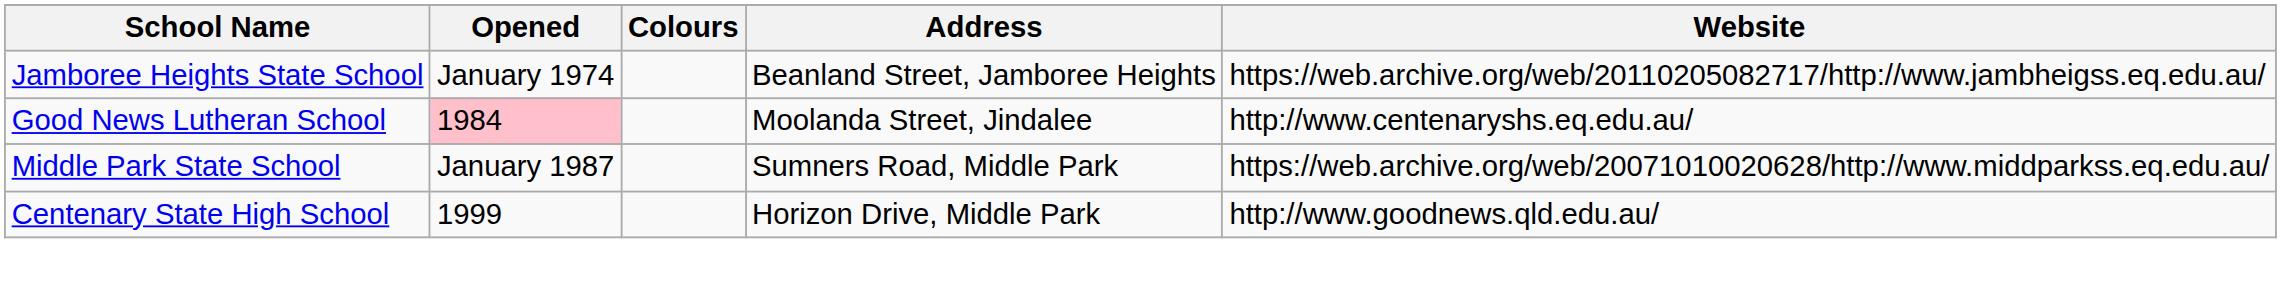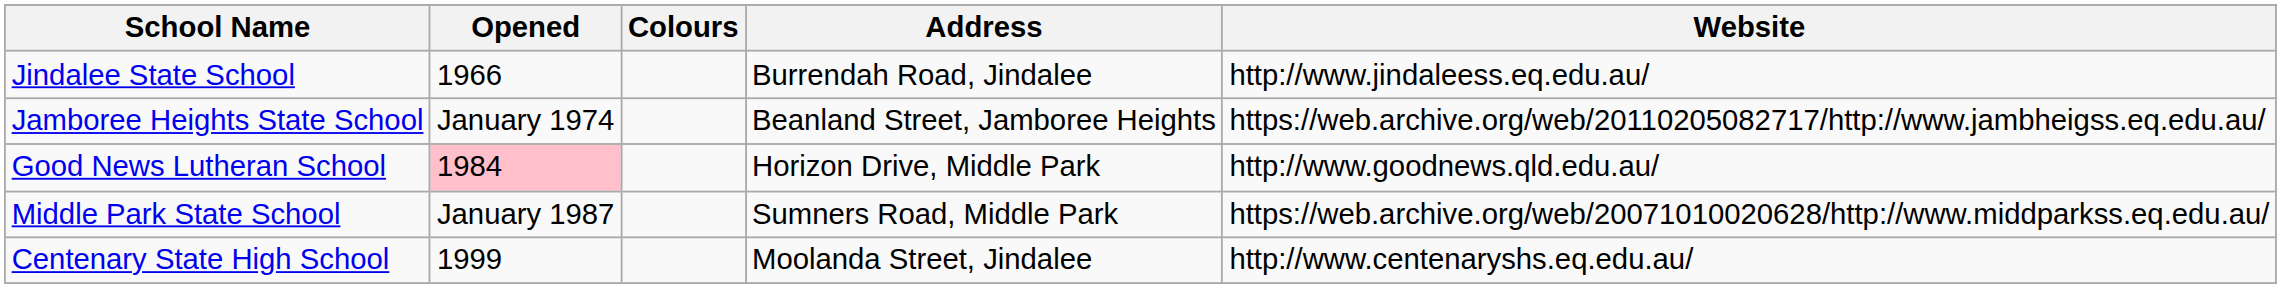+ row: (153, 74)
(922, 120) Moolanda Street, Jindalee -> (926, 167) Horizon Drive, Middle Park
(1461, 120) http://www.centenaryshs.eq.edu.au/ -> (1444, 167) http://www.goodnews.qld.edu.au/
(926, 213) Horizon Drive, Middle Park -> (922, 259) Moolanda Street, Jindalee
(1444, 213) http://www.goodnews.qld.edu.au/ -> (1461, 259) http://www.centenaryshs.eq.edu.au/
